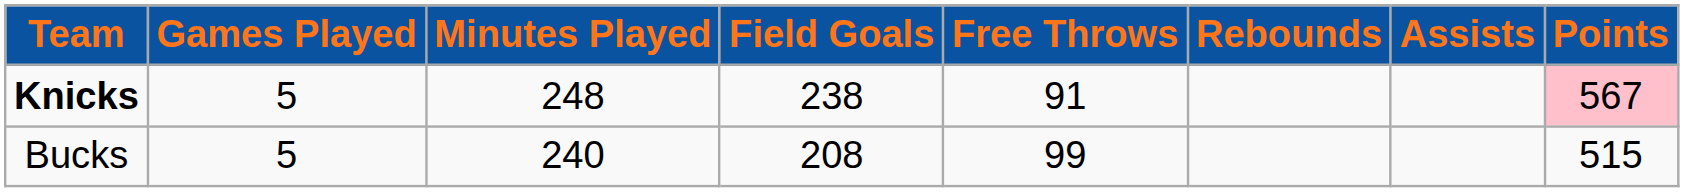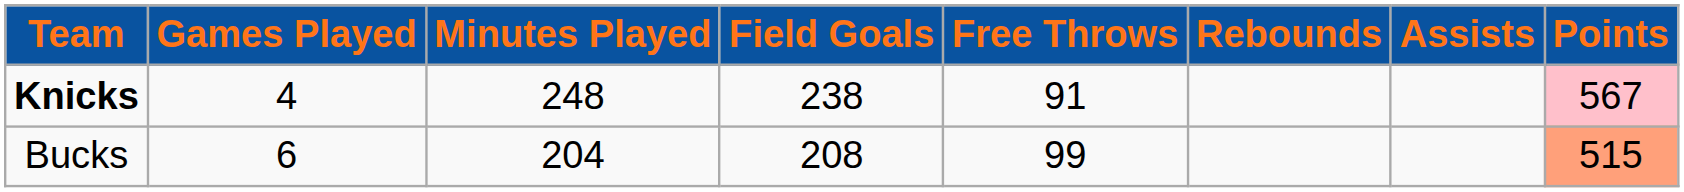(287, 95) 5 -> (287, 95) 4
(287, 155) 5 -> (287, 155) 6
(573, 155) 240 -> (573, 155) 204
(1611, 155) no background -> (1611, 155) lightsalmon background
